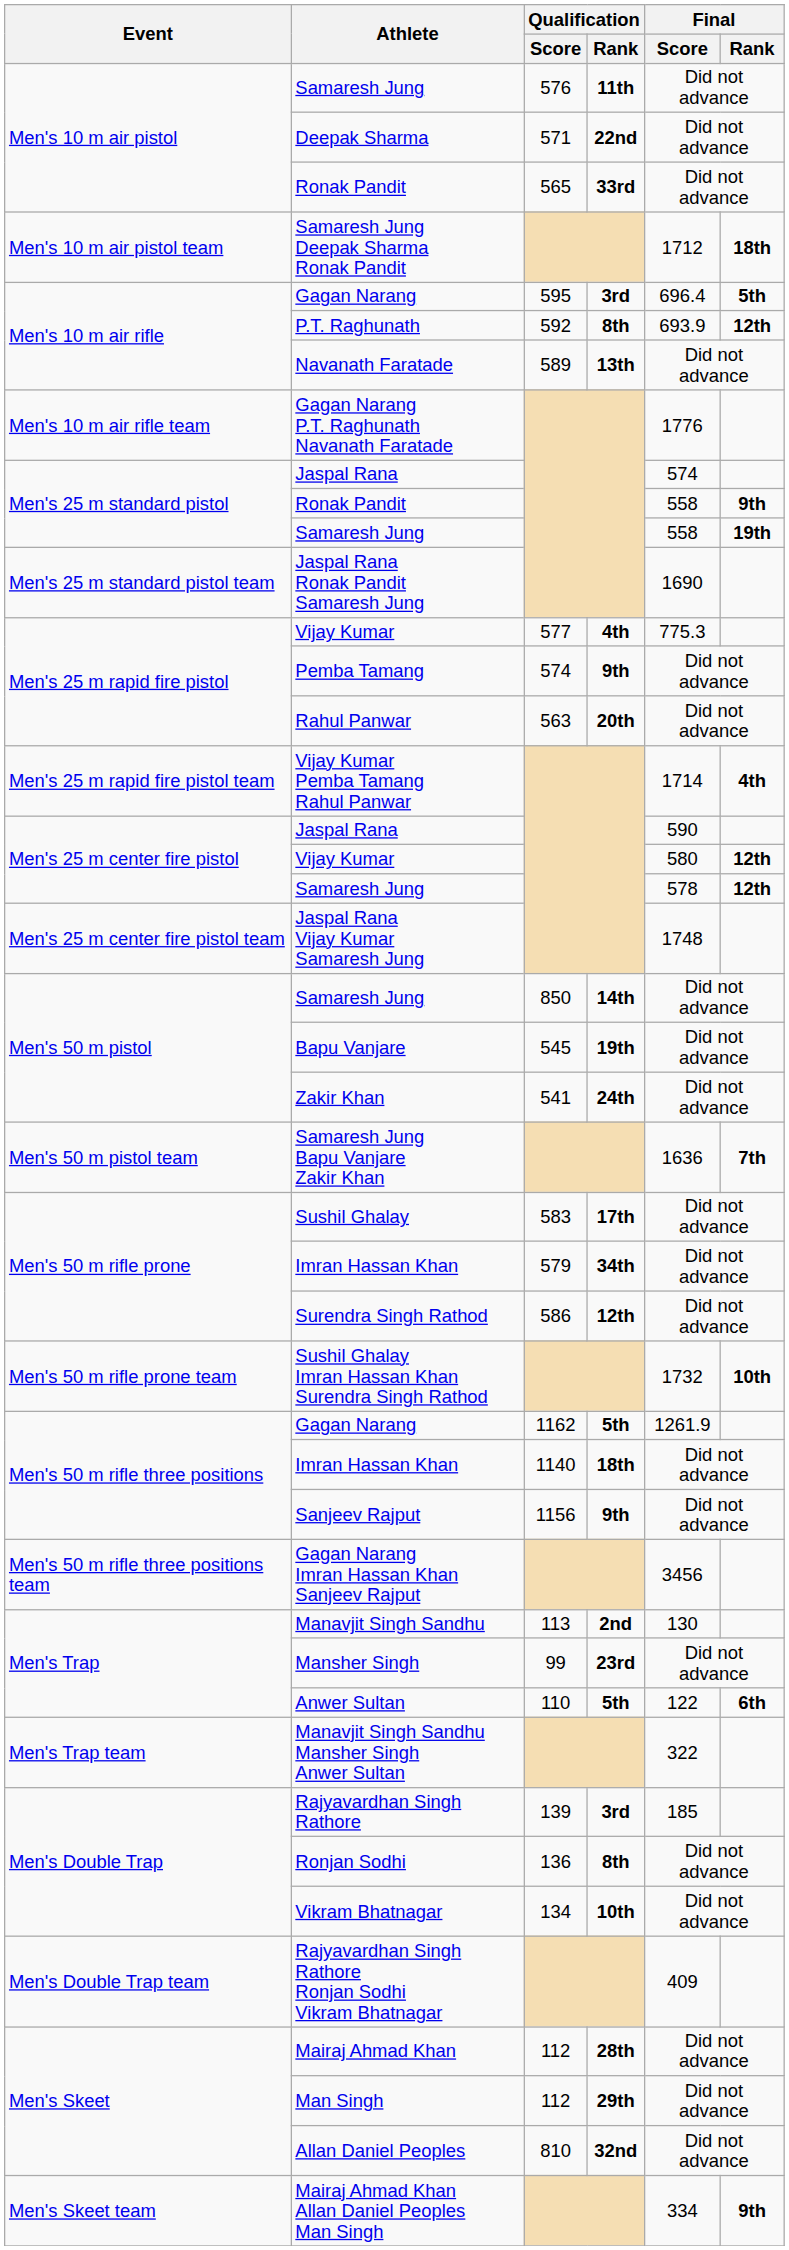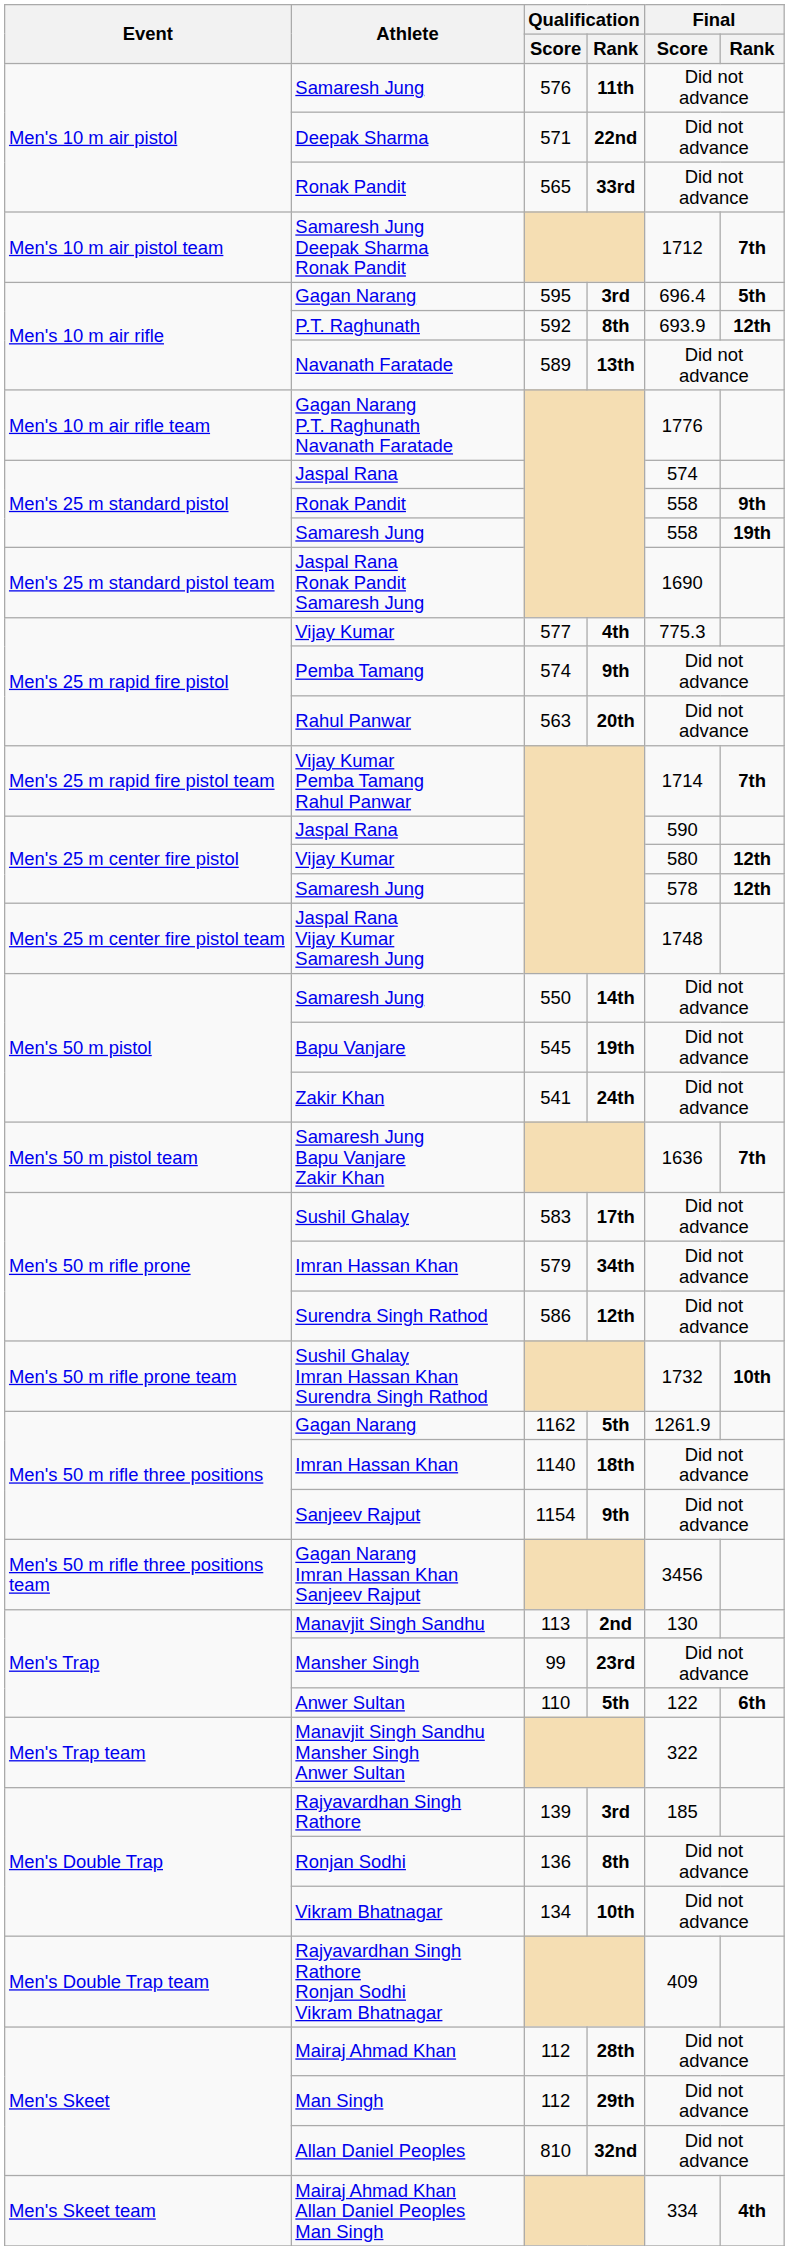(752, 247) 18th -> (752, 247) 7th
(752, 781) 4th -> (752, 781) 7th
(556, 998) 850 -> (556, 998) 550
(556, 1515) 1156 -> (556, 1515) 1154
(752, 2211) 9th -> (752, 2211) 4th
